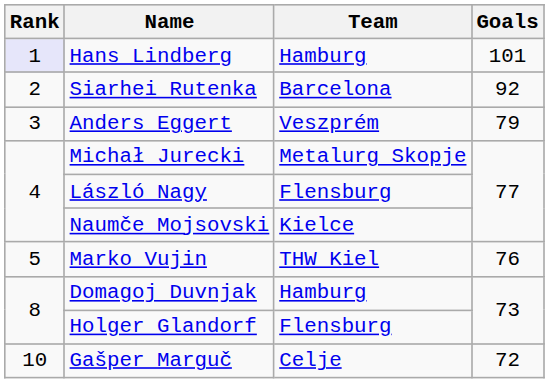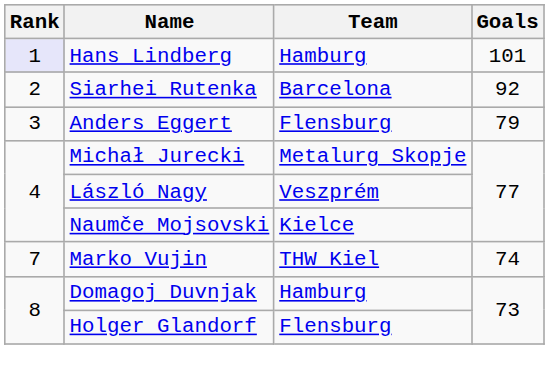(329, 123) Veszprém -> (335, 123) Flensburg
(335, 191) Flensburg -> (329, 191) Veszprém
(35, 259) 5 -> (35, 259) 7
(508, 259) 76 -> (508, 259) 74
- row: (151, 361)
